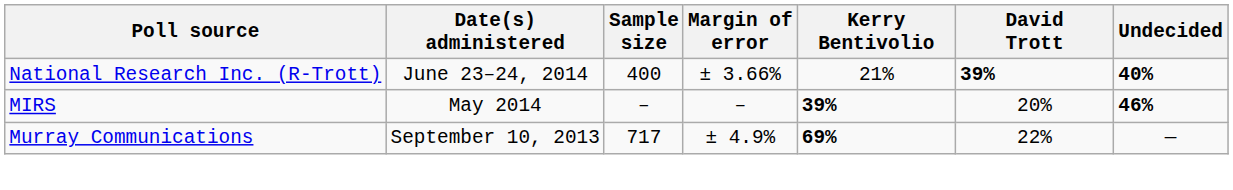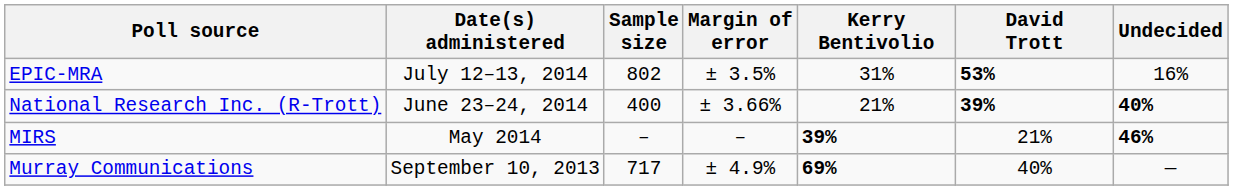+ row: (56, 74)
(1035, 106) 20% -> (1035, 138) 21%
(1035, 138) 22% -> (1035, 169) 40%
